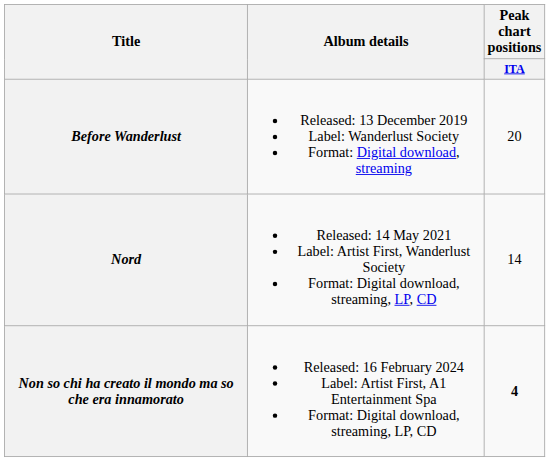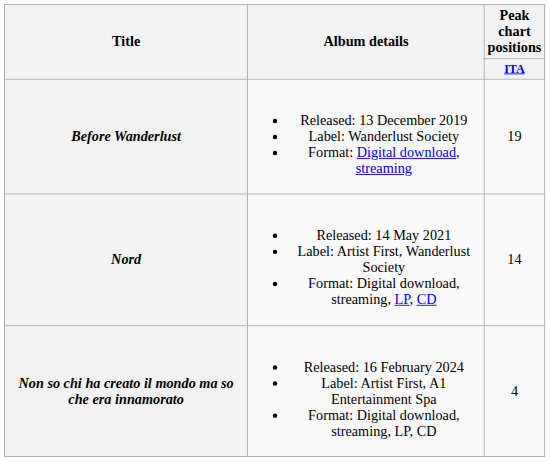(514, 136) 20 -> (514, 136) 19
(514, 390) bold -> (514, 390) normal
